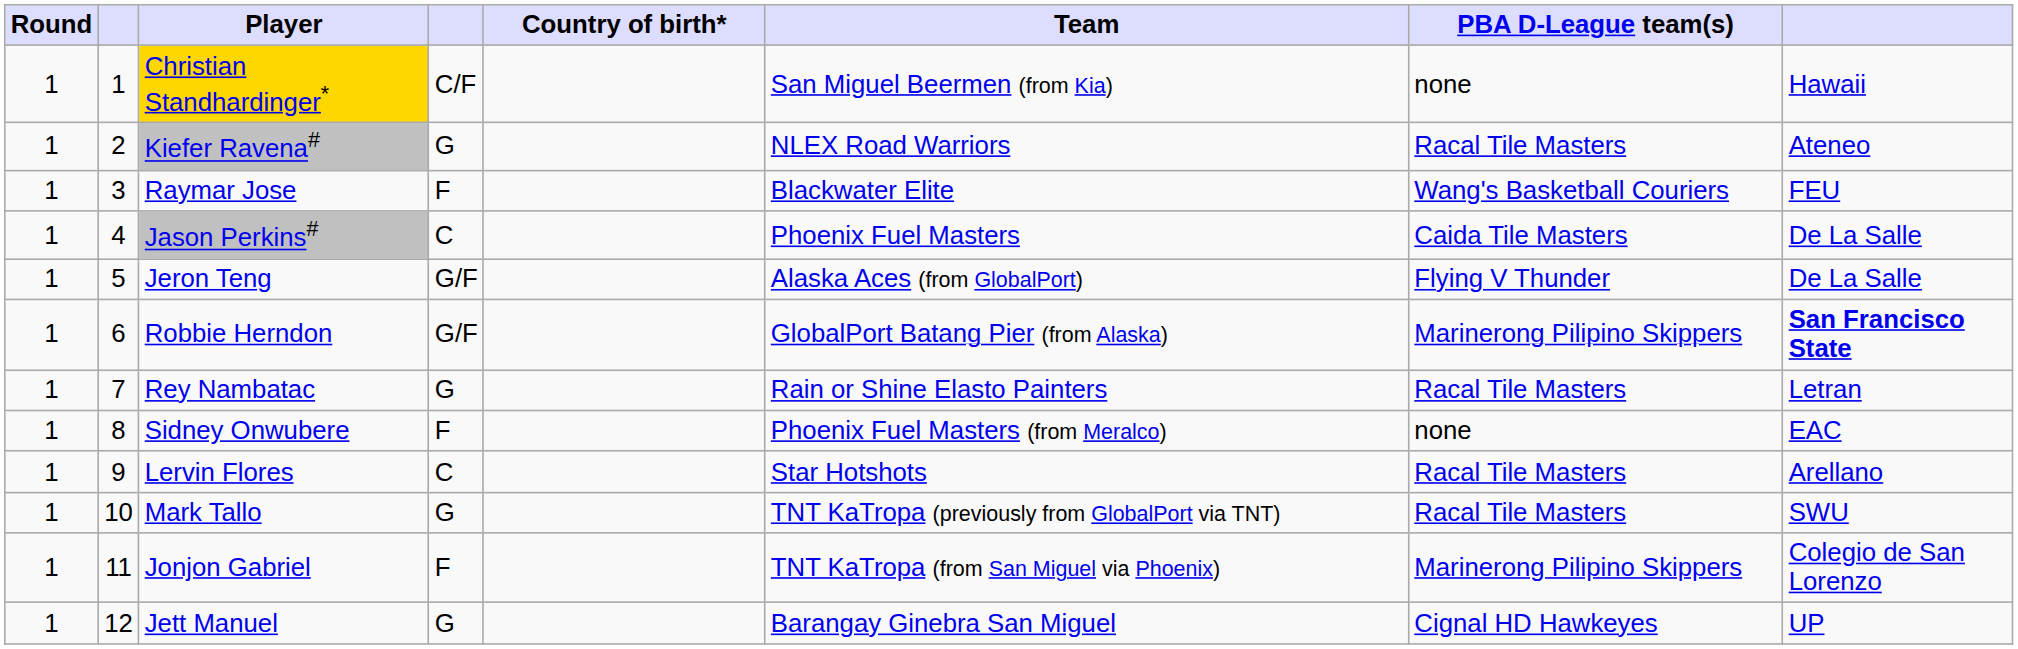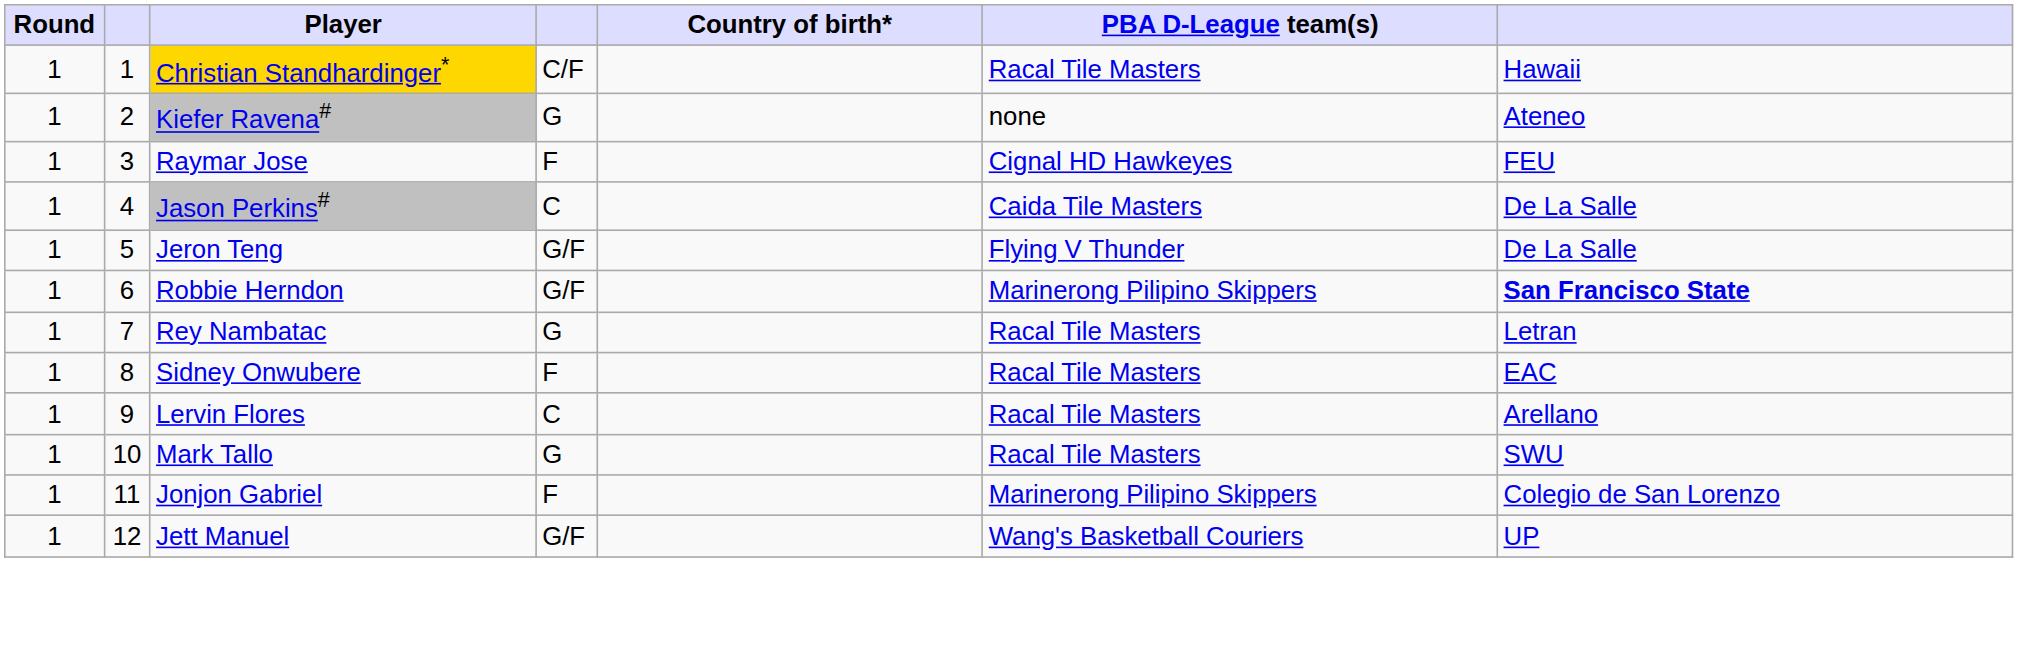- column: (1087, 24)
(1443, 83) none -> (1095, 69) Racal Tile Masters
(1520, 146) Racal Tile Masters -> (1017, 117) none
(1572, 190) Wang's Basketball Couriers -> (1110, 161) Cignal HD Hawkeyes
(1443, 430) none -> (1095, 372) Racal Tile Masters
(445, 623) G -> (564, 536) G/F
(1536, 623) Cignal HD Hawkeyes -> (1146, 536) Wang's Basketball Couriers
